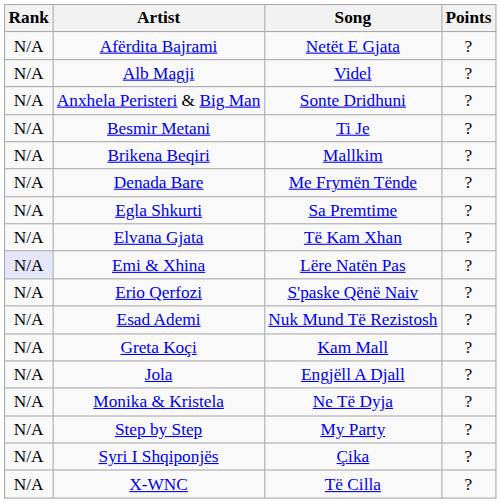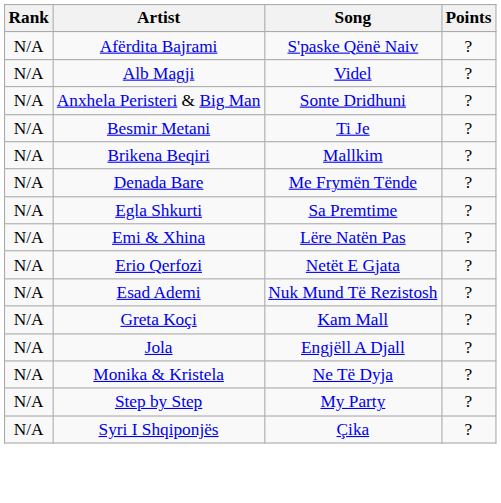(353, 45) Netët E Gjata -> (353, 45) S'paske Qënë Naiv
- row: (159, 237)
(29, 264) lavender background -> (29, 237) no background
(353, 292) S'paske Qënë Naiv -> (353, 264) Netët E Gjata
- row: (159, 484)
